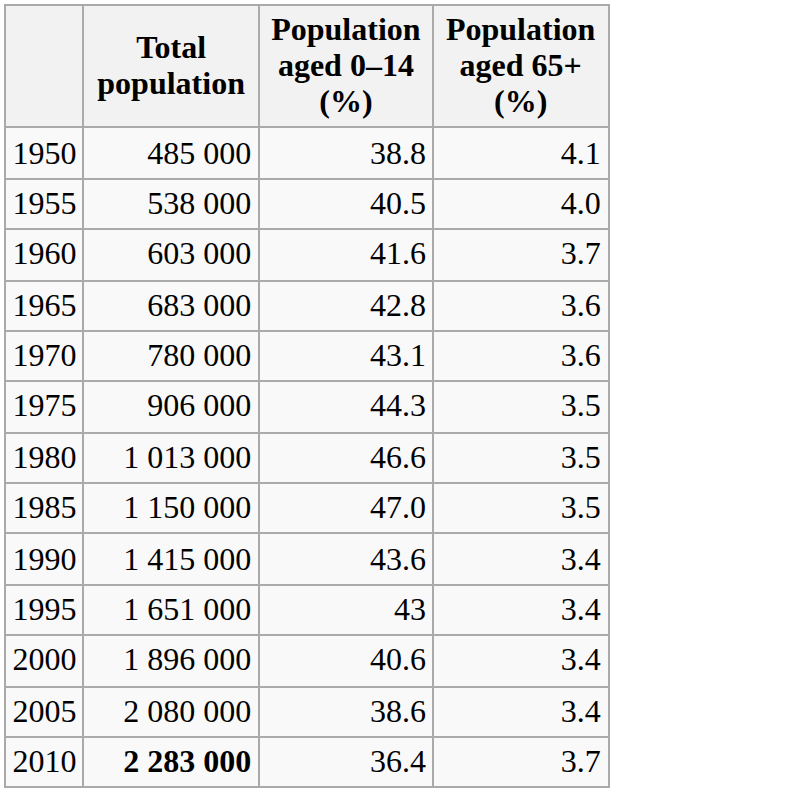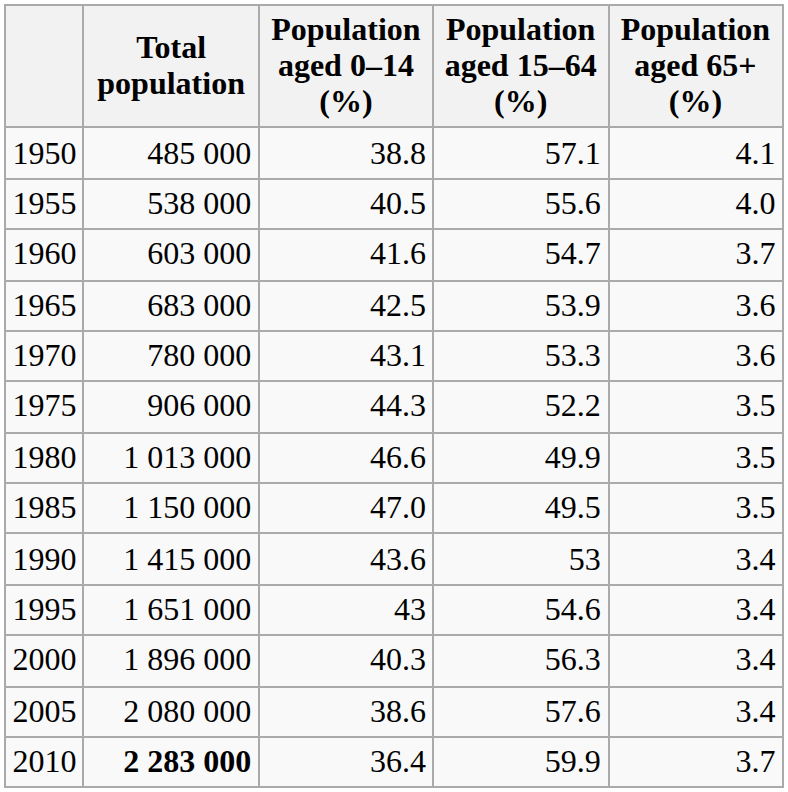+ column: (521, 65)
(398, 304) 42.8 -> (398, 304) 42.5
(398, 660) 40.6 -> (398, 660) 40.3
